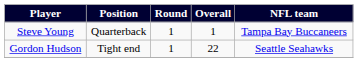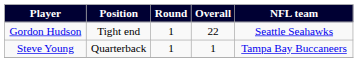rows swapped: (45, 31) <-> (45, 48)
